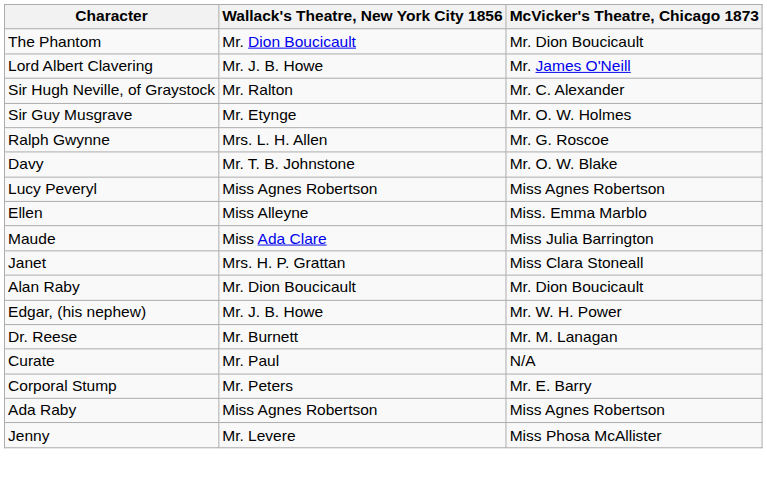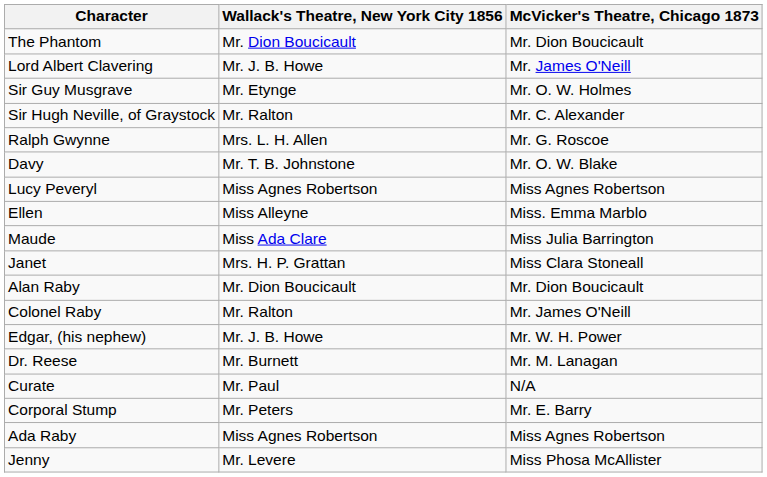rows swapped: (112, 90) <-> (70, 115)
+ row: (55, 312)
